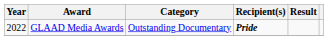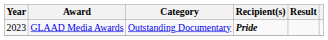(16, 27) 2022 -> (16, 27) 2023
